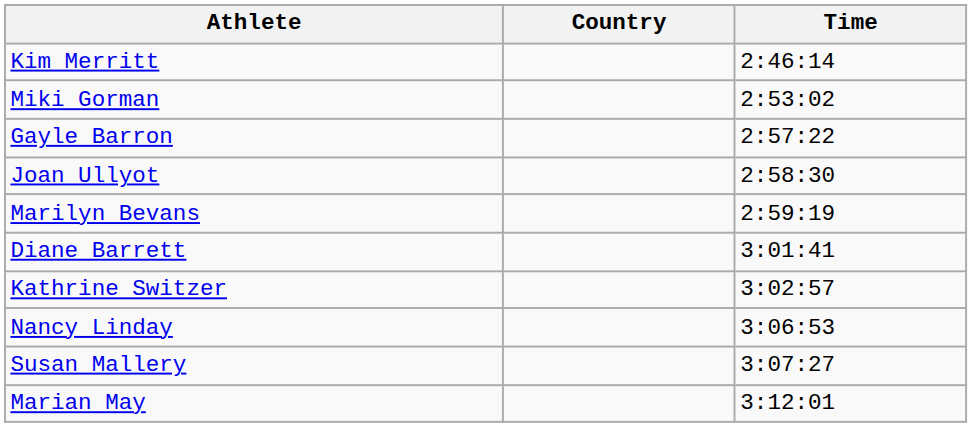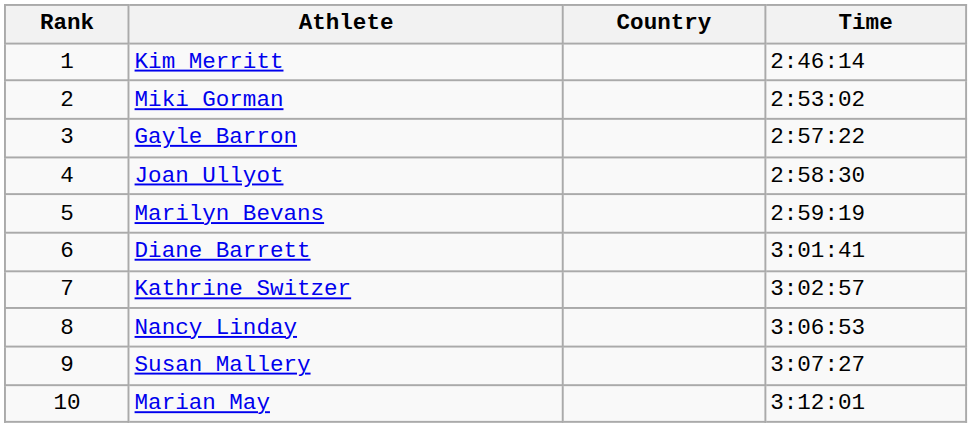+ column: (67, 24)
